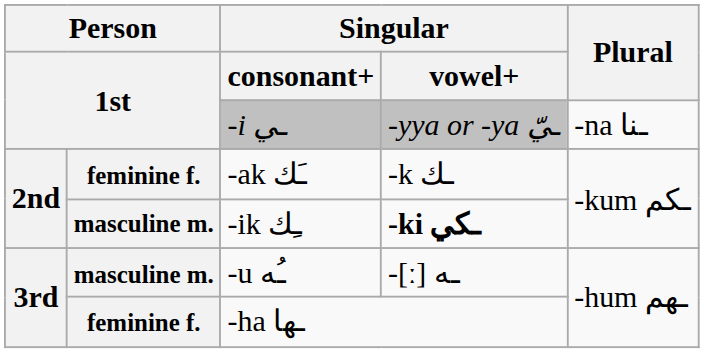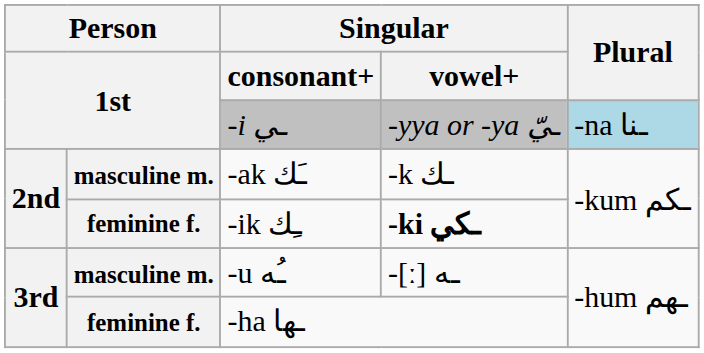(611, 124) no background -> (611, 124) lightblue background
(144, 175) feminine f. -> (144, 175) masculine m.
(144, 224) masculine m. -> (144, 224) feminine f.
